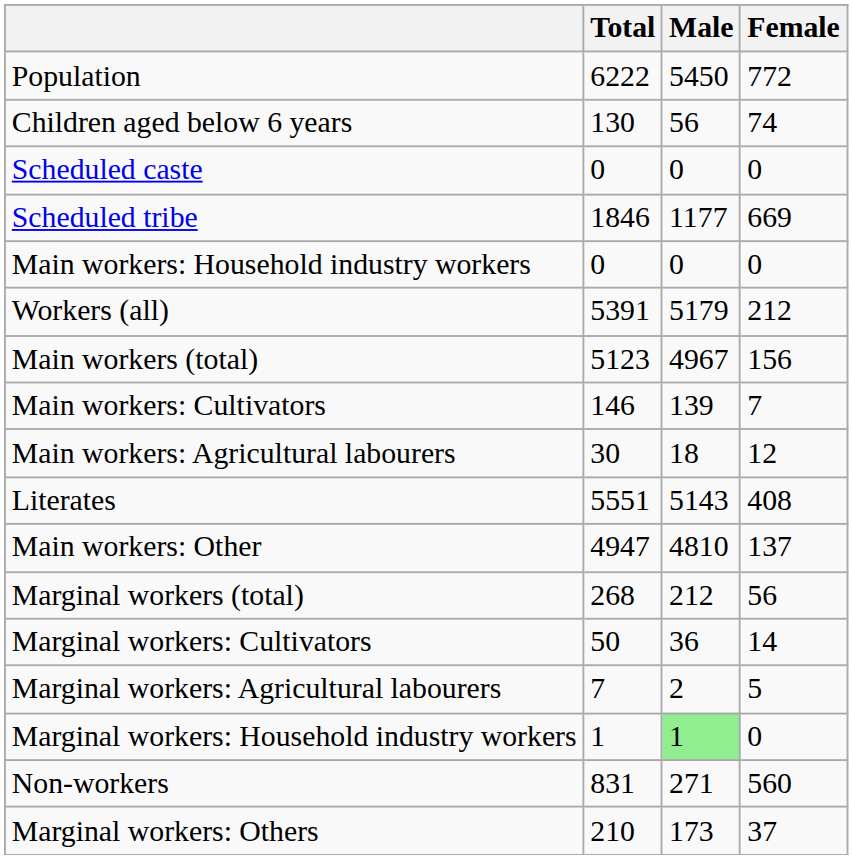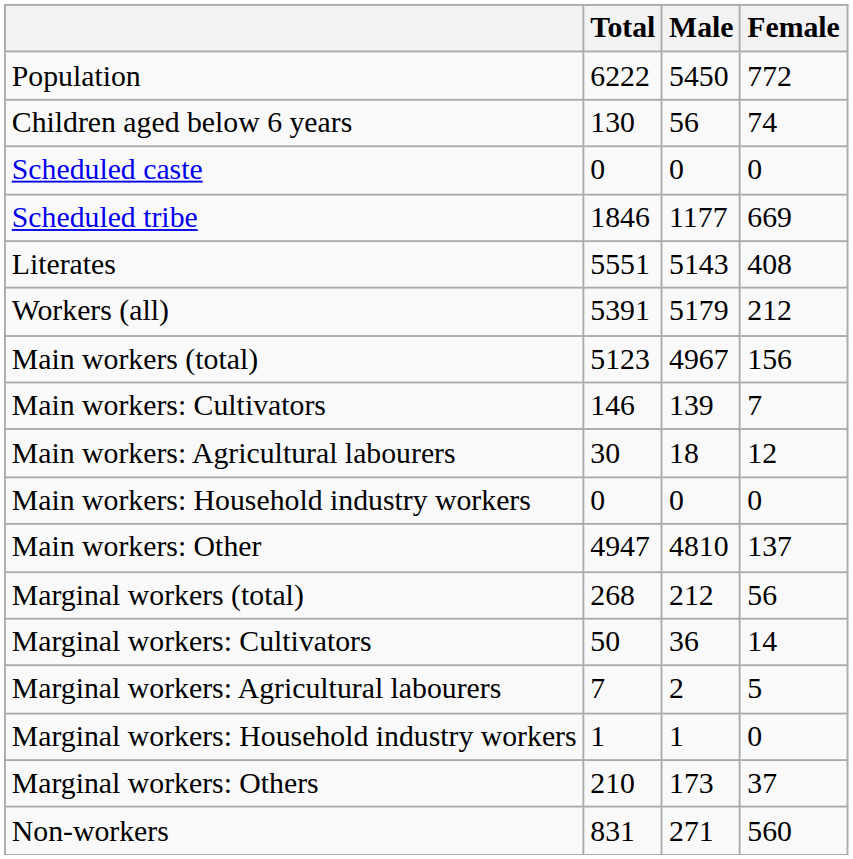rows swapped: (64, 500) <-> (271, 264)
(677, 736) lightgreen background -> (677, 736) no background
rows swapped: (165, 830) <-> (90, 783)
